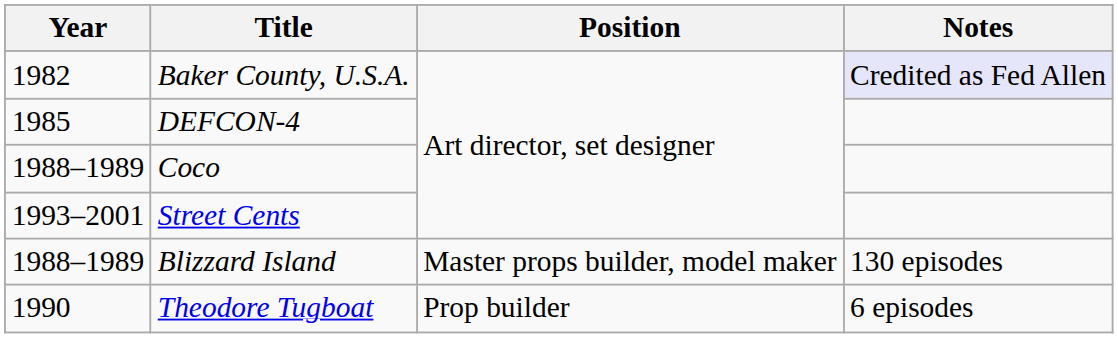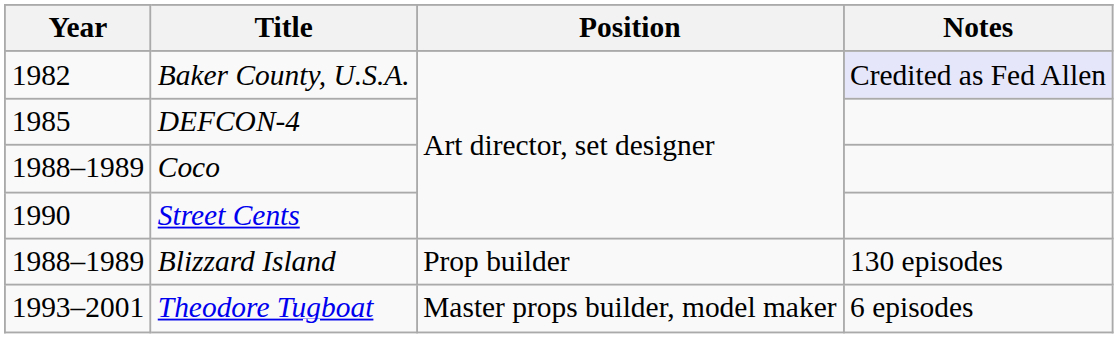(78, 214) 1993–2001 -> (41, 214) 1990
(630, 261) Master props builder, model maker -> (496, 261) Prop builder
(41, 307) 1990 -> (78, 307) 1993–2001
(496, 307) Prop builder -> (630, 307) Master props builder, model maker
